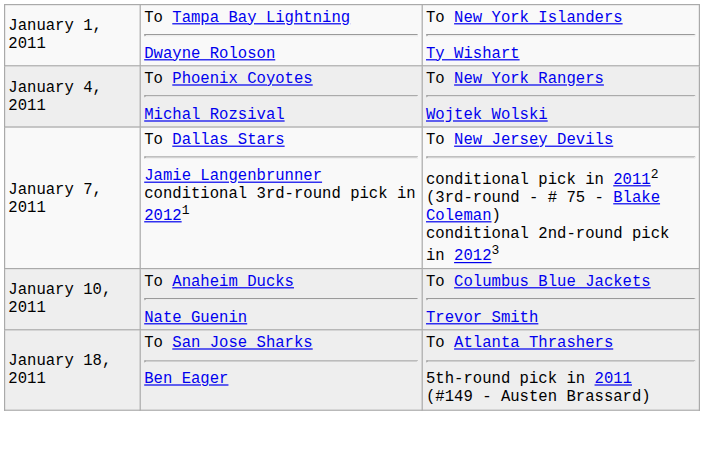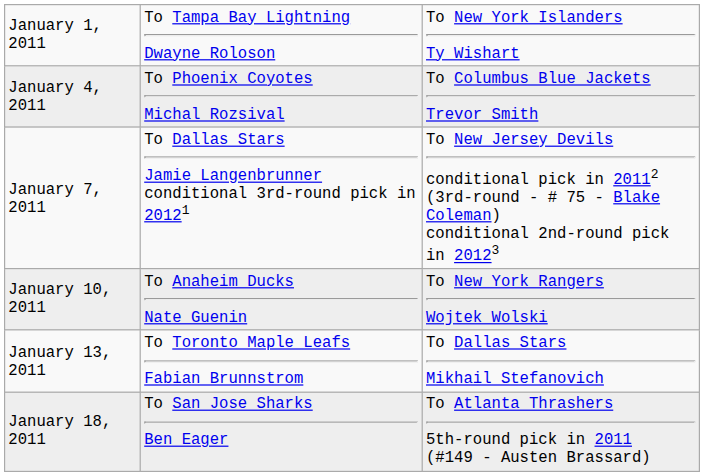(561, 97) To New York Rangers Wojtek Wolski -> (561, 97) To Columbus Blue Jackets Trevor Smith
(561, 300) To Columbus Blue Jackets Trevor Smith -> (561, 300) To New York Rangers Wojtek Wolski
+ row: (60, 361)
